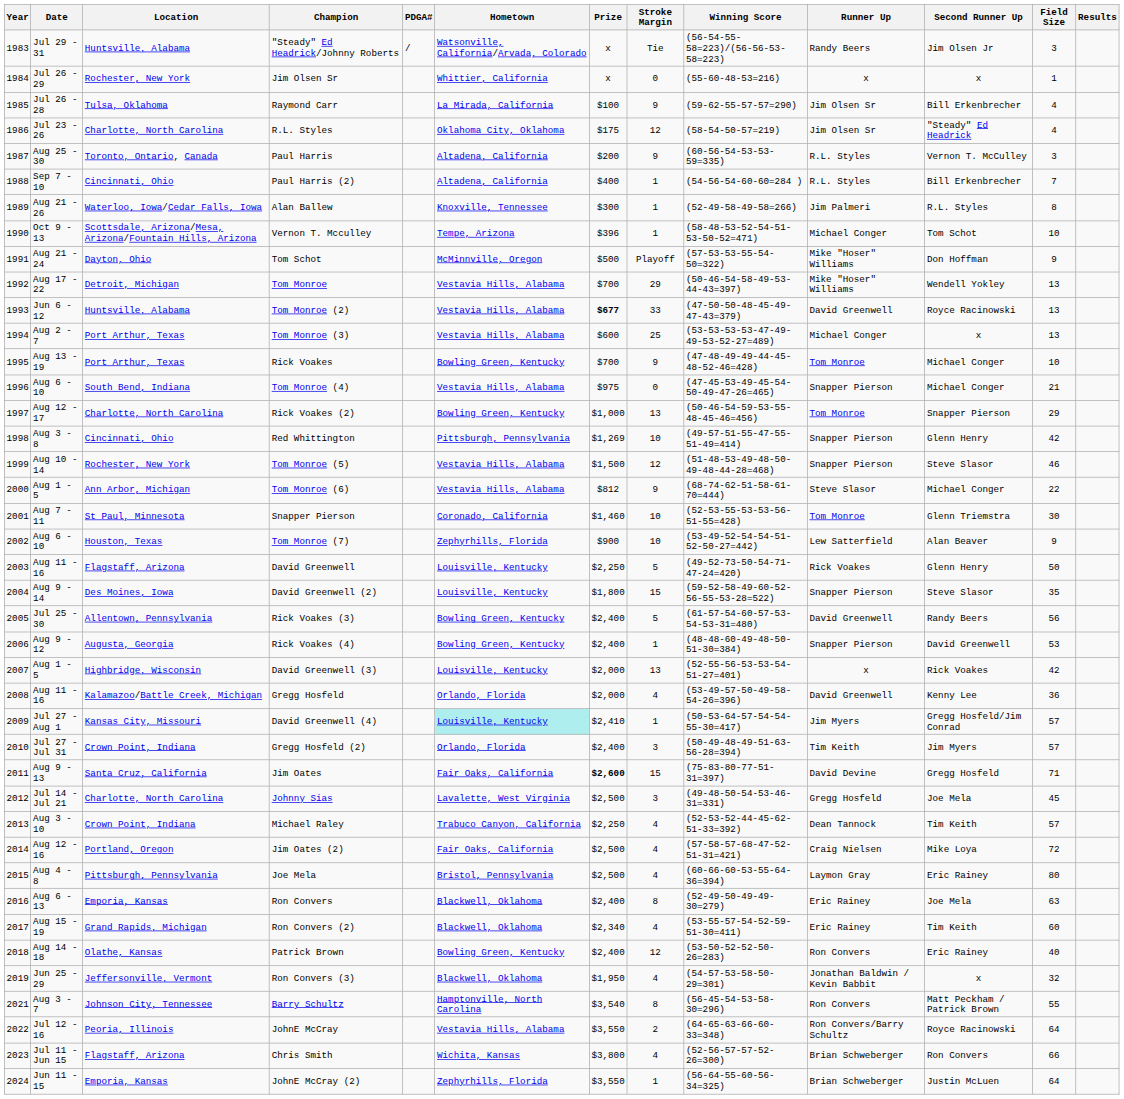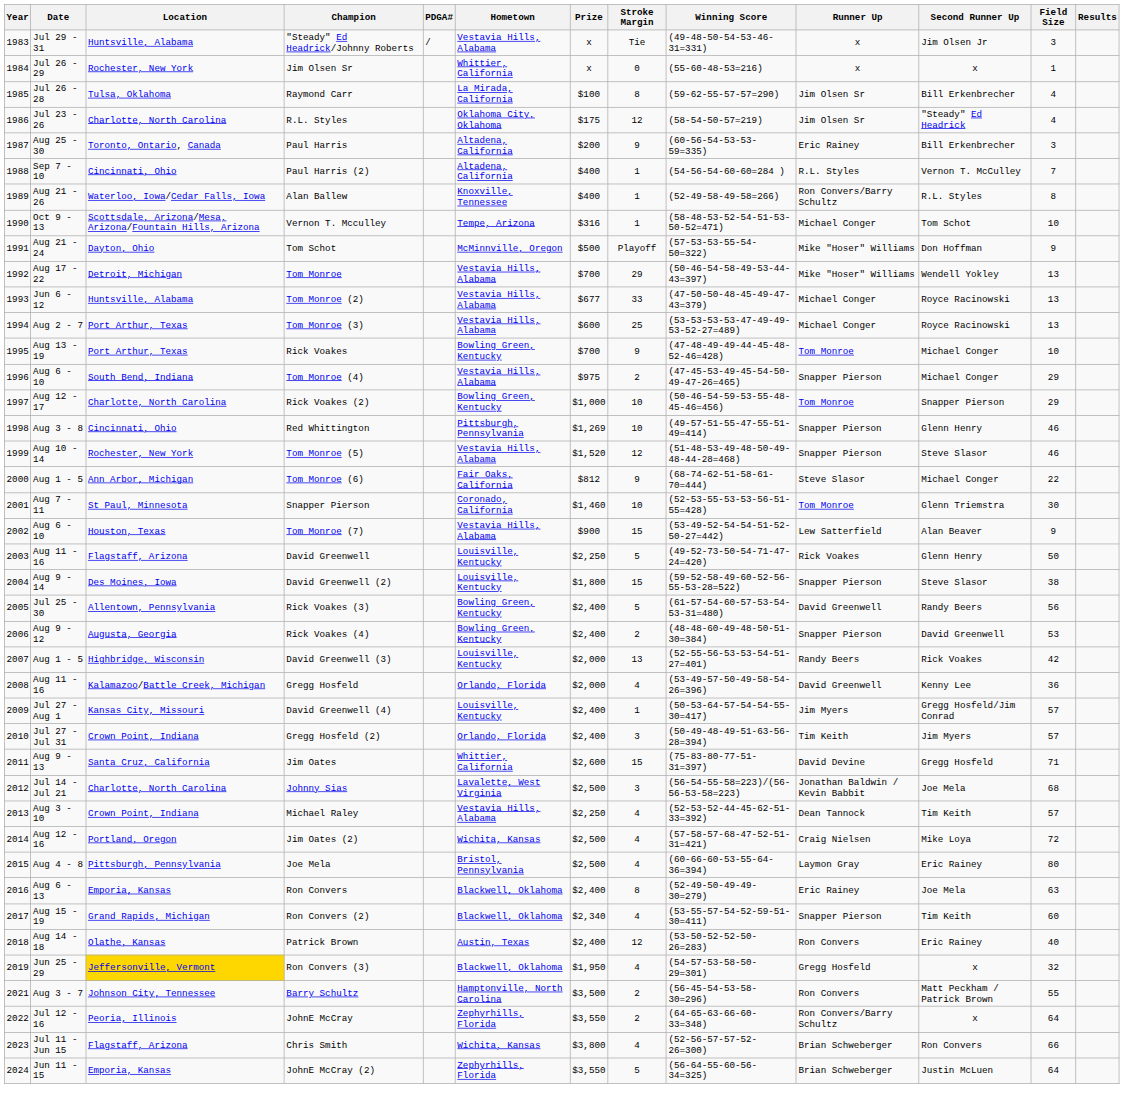(512, 48) Watsonville, California/Arvada, Colorado -> (499, 43) Vestavia Hills, Alabama
(736, 48) (56-54-55-58=223)/(56-56-53-58=223) -> (721, 43) (49-48-50-54-53-46-31=331)
(840, 48) Randy Beers -> (858, 43) x
(655, 105) 9 -> (637, 94) 8
(840, 156) R.L. Styles -> (829, 146) Eric Rainey
(977, 156) Vernon T. McCulley -> (968, 146) Bill Erkenbrecher
(974, 182) Bill Erkenbrecher -> (971, 171) Vernon T. McCulley
(608, 208) $300 -> (589, 197) $400
(840, 208) Jim Palmeri -> (846, 197) Ron Convers/Barry Schultz
(608, 233) $396 -> (589, 223) $316
(608, 310) bold -> (589, 300) normal
(851, 310) David Greenwell -> (837, 300) Michael Conger
(979, 336) x -> (965, 326) Royce Racinowski
(655, 388) 0 -> (637, 377) 2
(1054, 388) 21 -> (1053, 377) 29
(655, 413) 13 -> (637, 403) 10
(1054, 439) 42 -> (1053, 428) 46
(608, 465) $1,500 -> (589, 454) $1,520
(501, 490) Vestavia Hills, Alabama -> (485, 480) Fair Oaks, California
(492, 542) Zephyrhills, Florida -> (499, 531) Vestavia Hills, Alabama
(655, 542) 10 -> (637, 531) 15
(1054, 593) 35 -> (1053, 582) 38
(655, 644) 1 -> (637, 634) 2
(866, 670) x -> (829, 660) Randy Beers
(492, 722) paleturquoise background -> (488, 711) no background
(608, 722) $2,410 -> (589, 711) $2,400
(495, 773) Fair Oaks, California -> (485, 762) Whittier, California
(608, 773) bold -> (589, 762) normal
(739, 799) (49-48-50-54-53-46-31=331) -> (729, 788) (56-54-55-58=223)/(56-56-53-58=223)
(845, 799) Gregg Hosfeld -> (848, 788) Jonathan Baldwin / Kevin Babbit
(1054, 799) 45 -> (1053, 788) 68
(509, 824) Trabuco Canyon, California -> (499, 814) Vestavia Hills, Alabama
(495, 850) Fair Oaks, California -> (499, 839) Wichita, Kansas
(840, 927) Eric Rainey -> (840, 916) Snapper Pierson
(501, 953) Bowling Green, Kentucky -> (493, 942) Austin, Texas
(149, 978) no background -> (152, 968) gold background
(859, 978) Jonathan Baldwin / Kevin Babbit -> (834, 968) Gregg Hosfeld
(608, 1004) $3,540 -> (589, 994) $3,500
(655, 1004) 8 -> (637, 994) 2
(501, 1030) Vestavia Hills, Alabama -> (491, 1019) Zephyrhills, Florida
(971, 1030) Royce Racinowski -> (975, 1019) x
(655, 1081) 1 -> (637, 1071) 5
